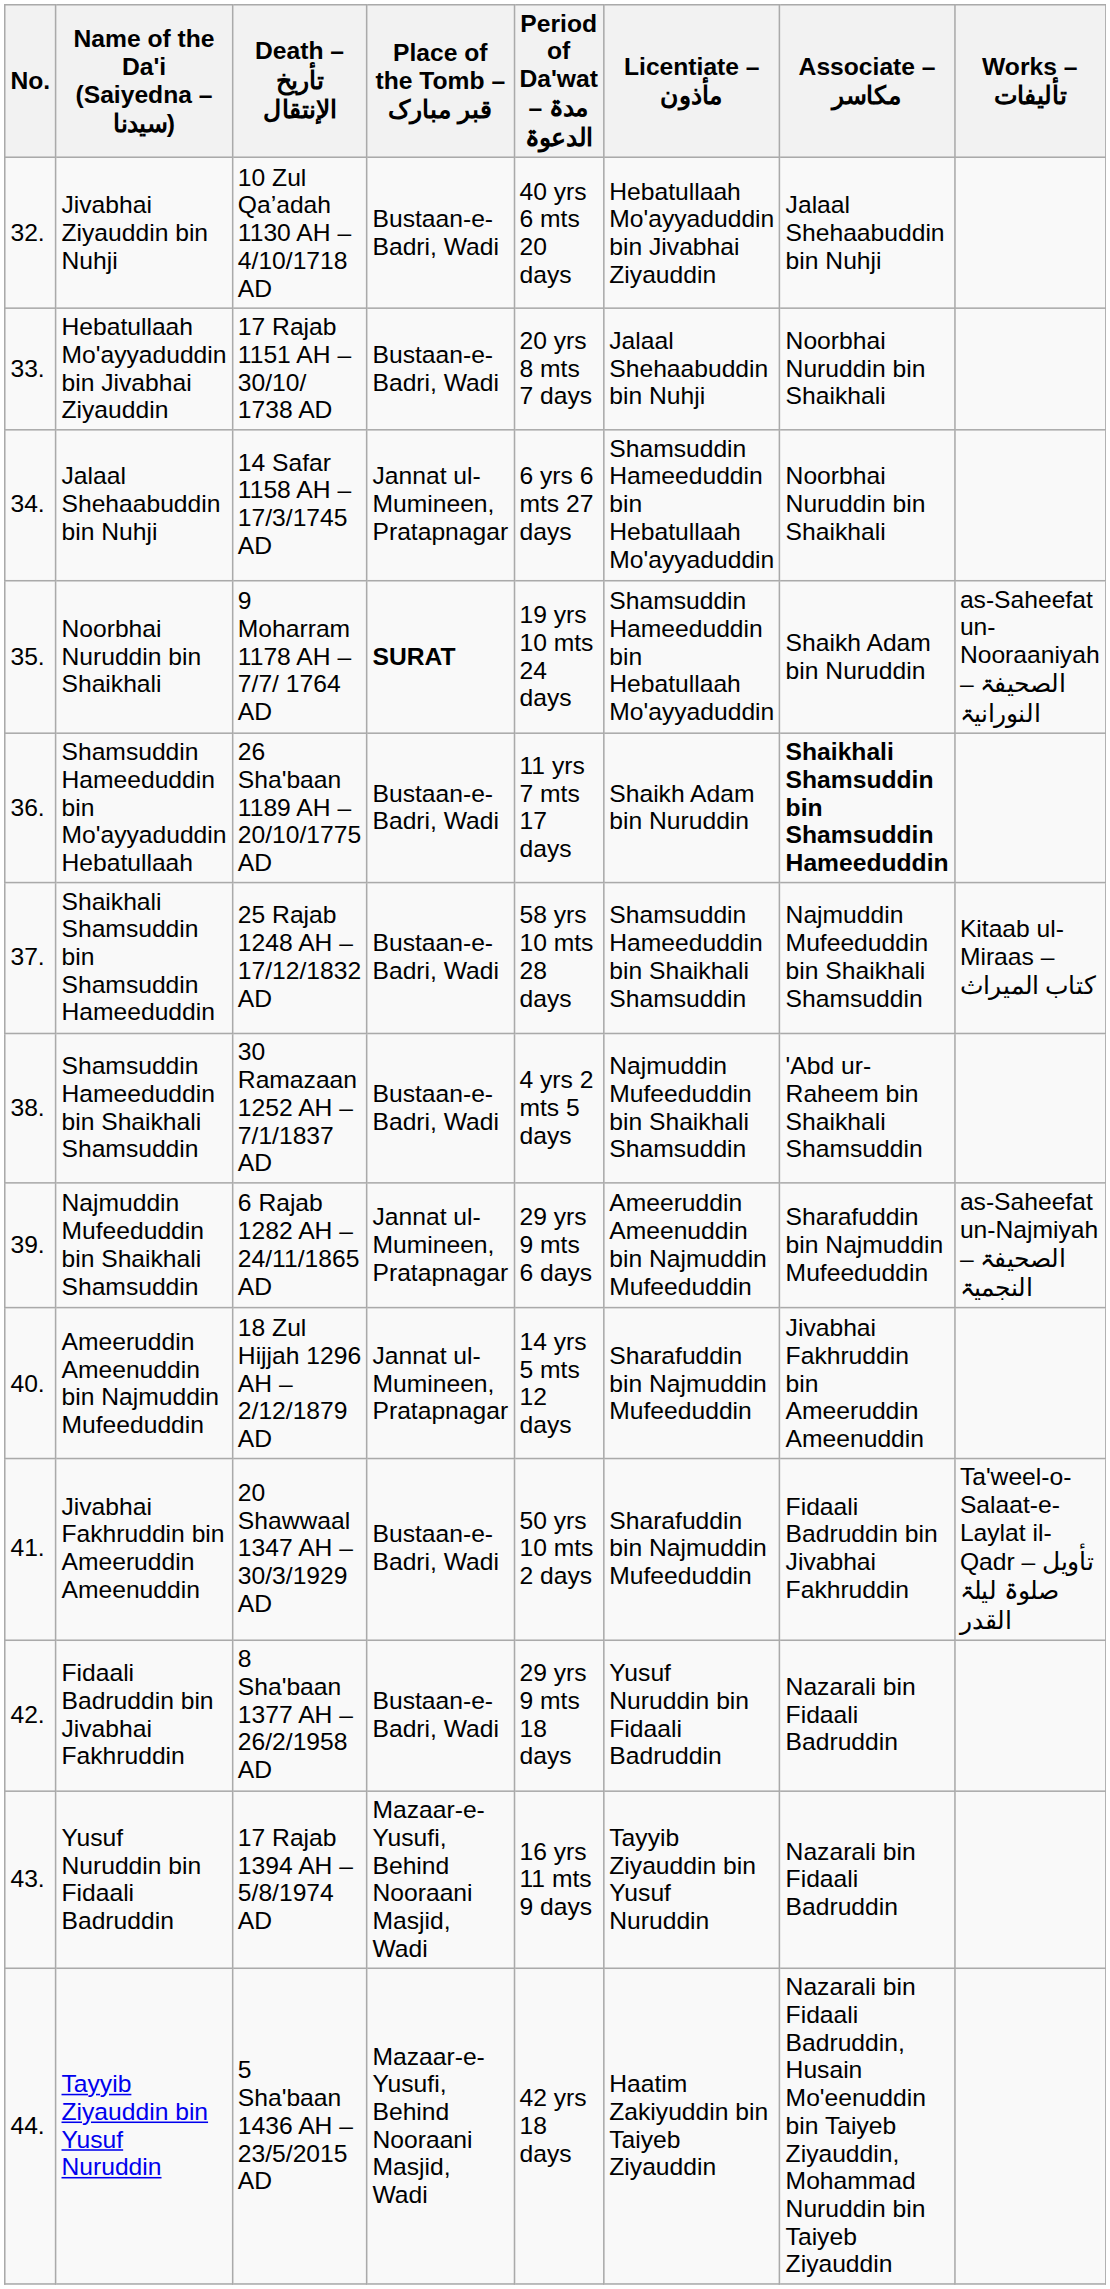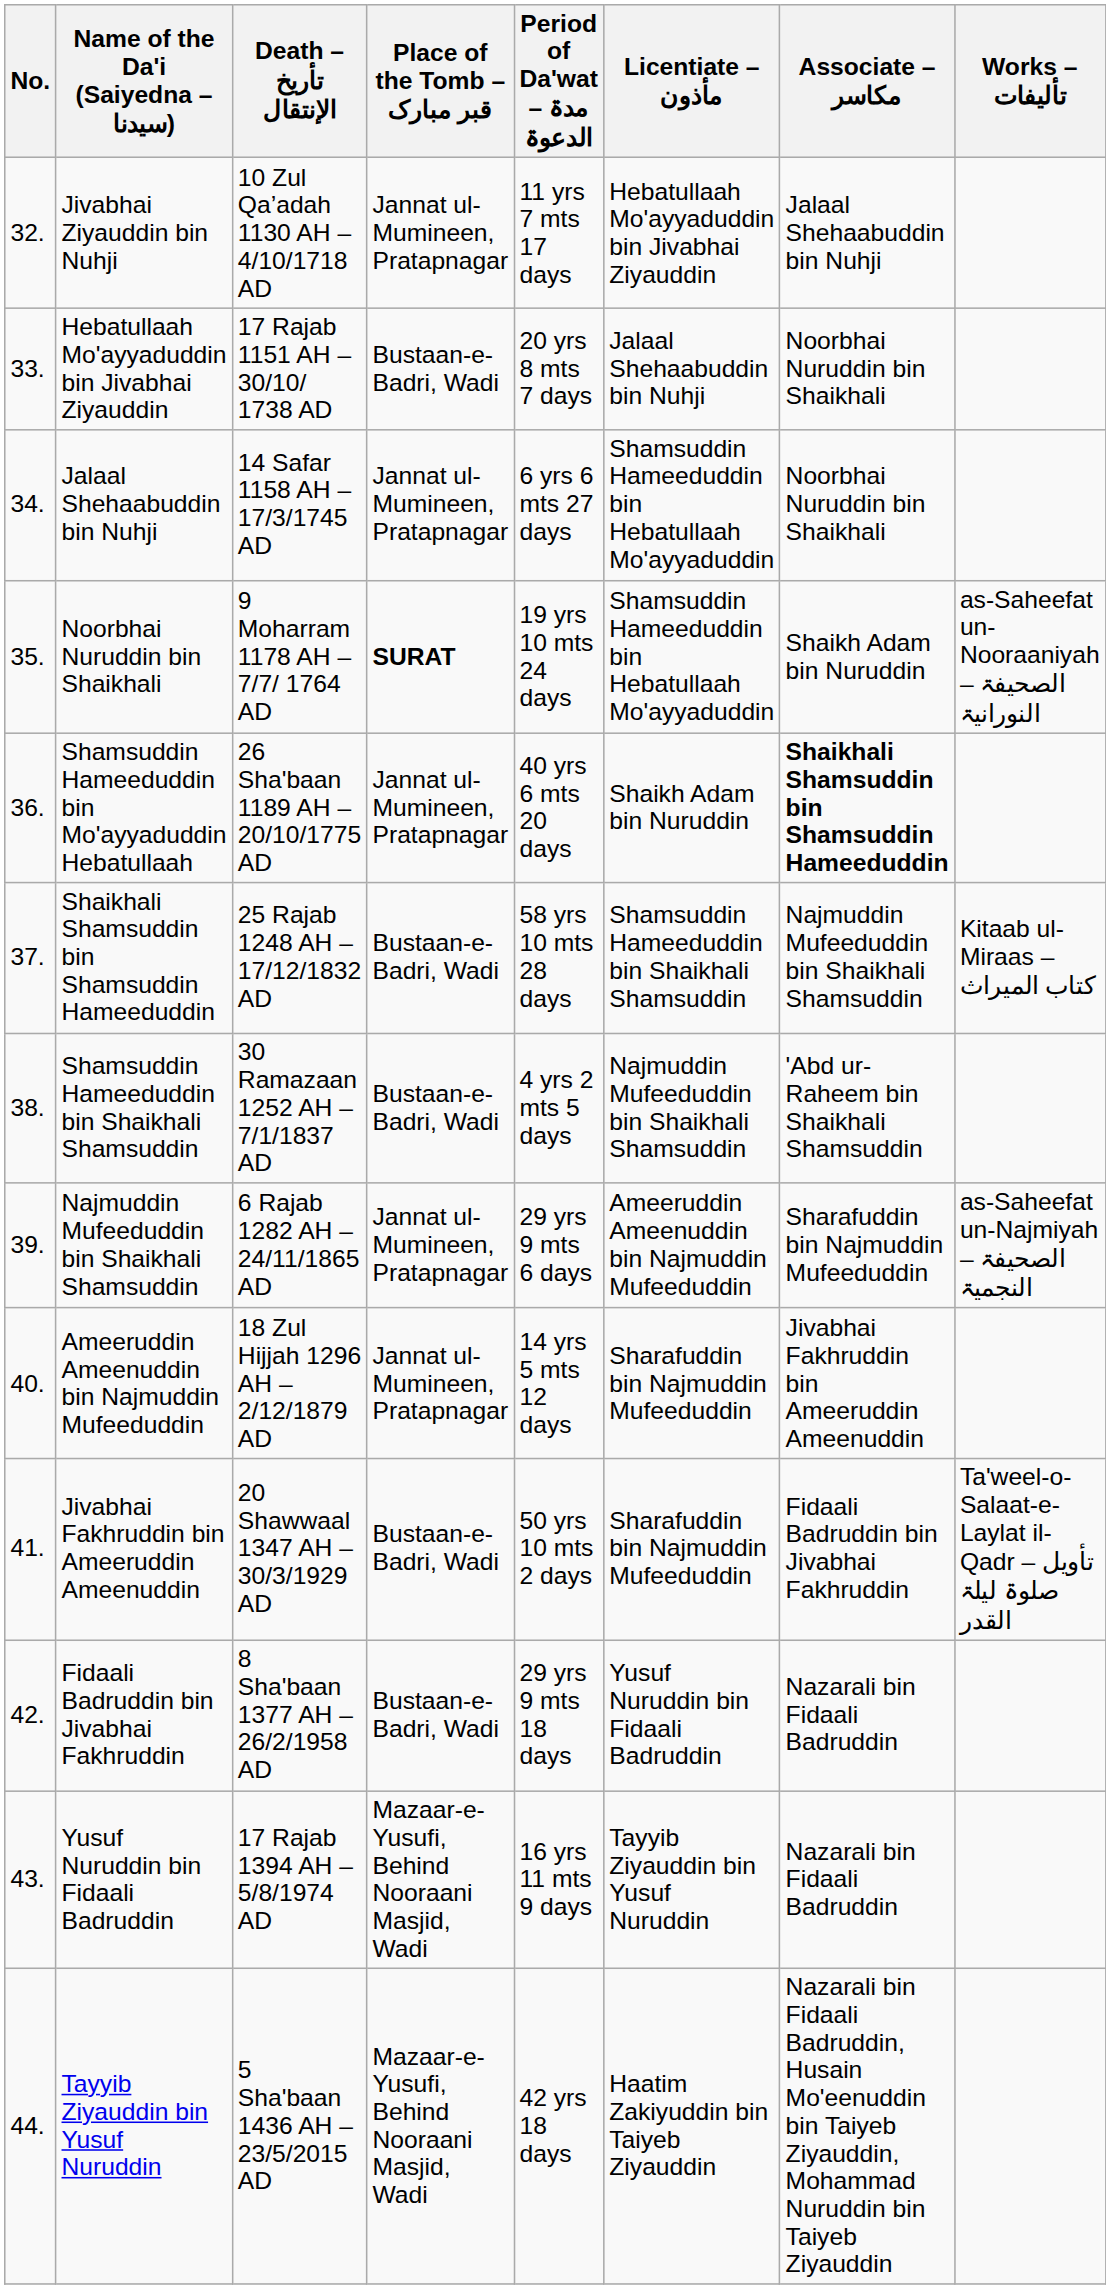(436, 232) Bustaan-e-Badri, Wadi -> (440, 232) Jannat ul-Mumineen, Pratapnagar
(553, 232) 40 yrs 6 mts 20 days -> (552, 232) 11 yrs 7 mts 17 days
(436, 807) Bustaan-e-Badri, Wadi -> (440, 807) Jannat ul-Mumineen, Pratapnagar
(552, 807) 11 yrs 7 mts 17 days -> (553, 807) 40 yrs 6 mts 20 days
